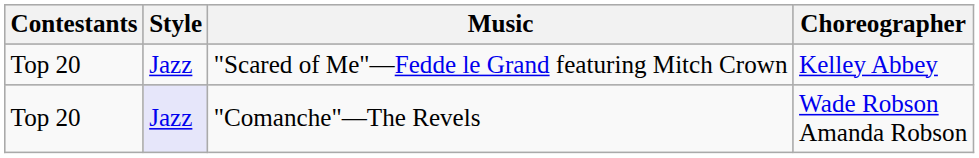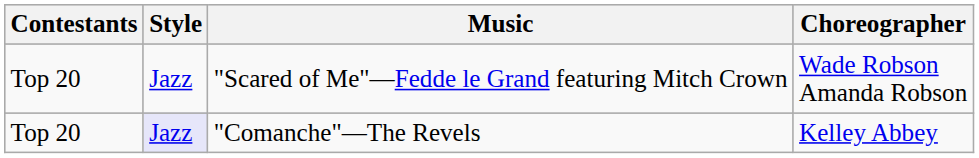(868, 64) Kelley Abbey -> (883, 78) Wade Robson Amanda Robson
(883, 118) Wade Robson Amanda Robson -> (868, 132) Kelley Abbey
